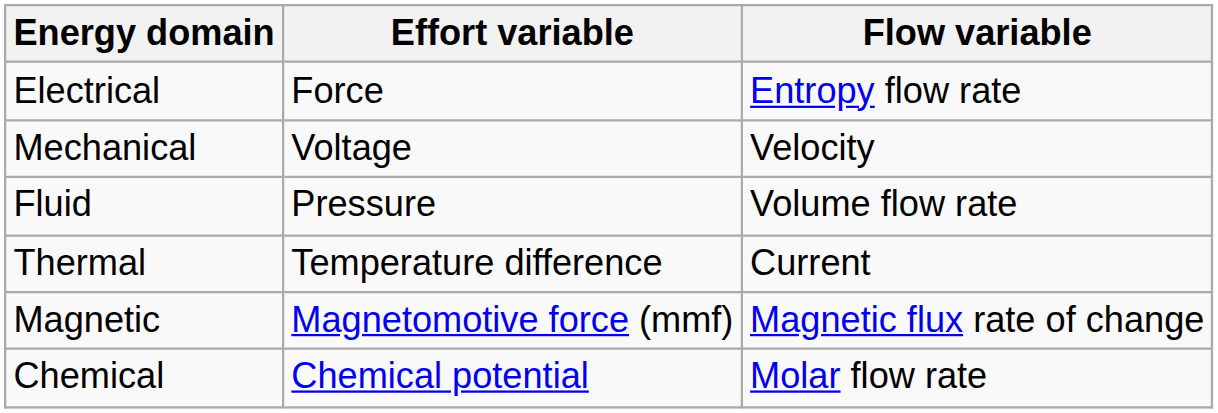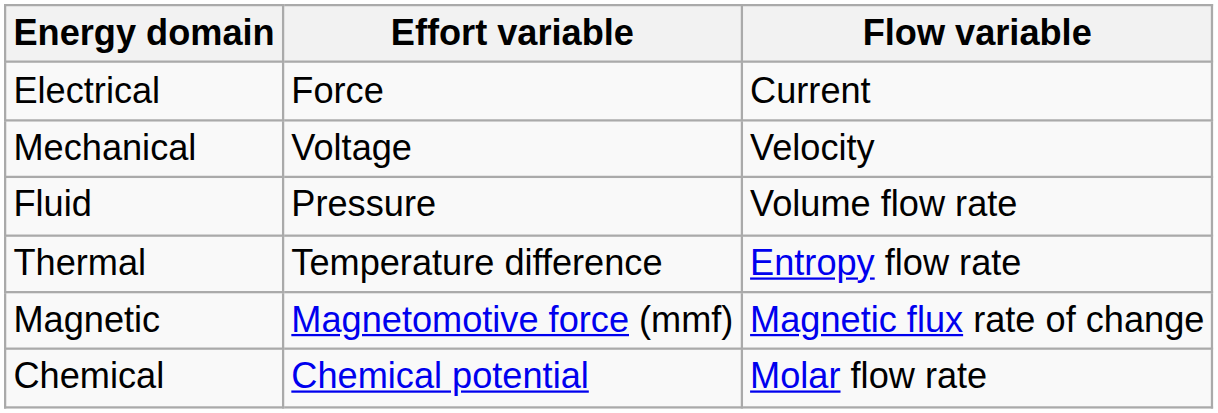(886, 90) Entropy flow rate -> (810, 90) Current
(810, 262) Current -> (886, 262) Entropy flow rate
